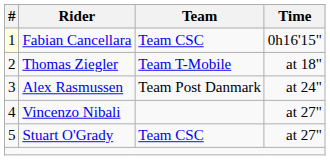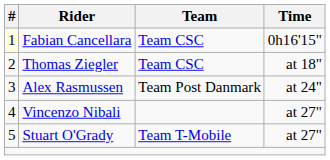(185, 64) Team T-Mobile -> (171, 64) Team CSC
(171, 135) Team CSC -> (185, 135) Team T-Mobile
